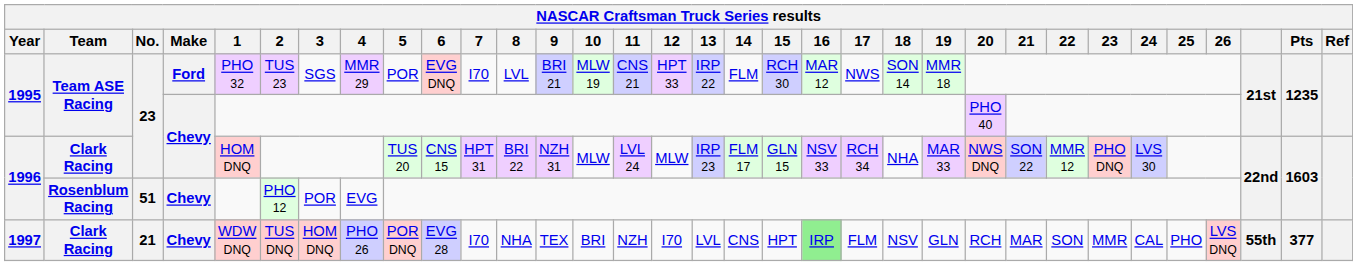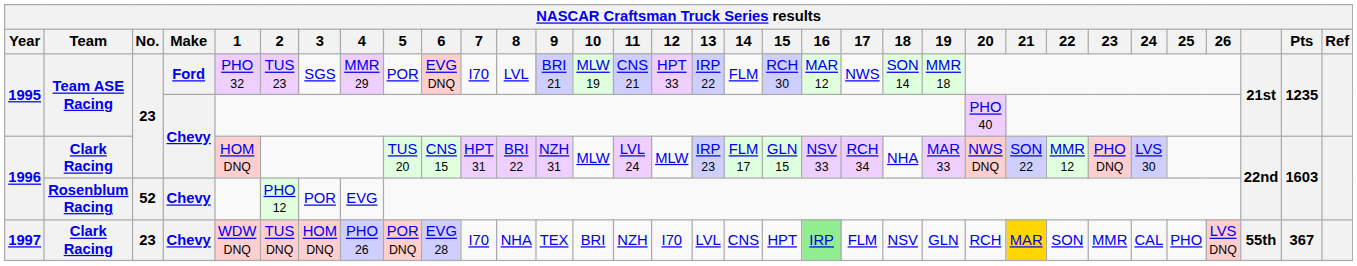(147, 199) 51 -> (147, 199) 52
(147, 240) 21 -> (147, 240) 23
(1026, 240) no background -> (1026, 240) gold background
(1302, 240) 377 -> (1302, 240) 367
